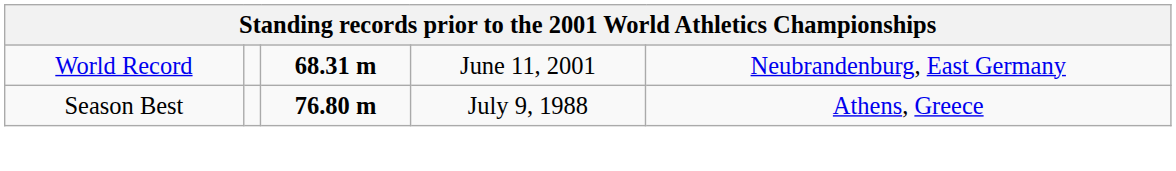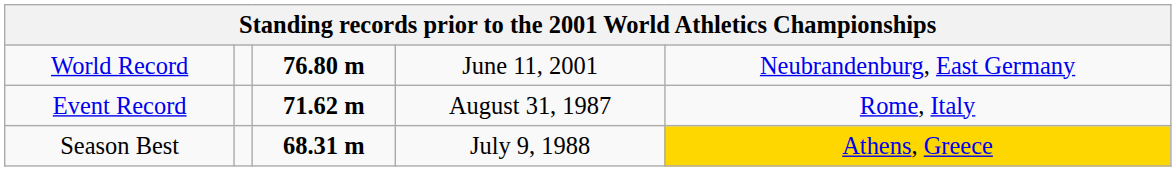(336, 64) 68.31 m -> (324, 64) 76.80 m
+ row: (120, 104)
(336, 104) 76.80 m -> (324, 145) 68.31 m
(908, 104) no background -> (918, 145) gold background
